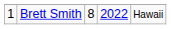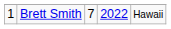(91, 14) 8 -> (91, 14) 7
